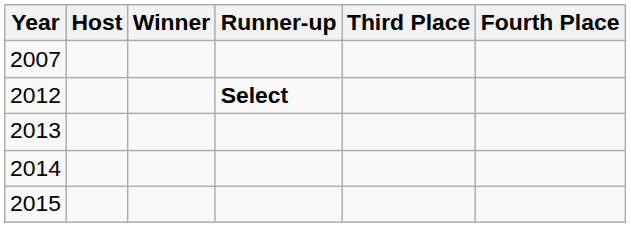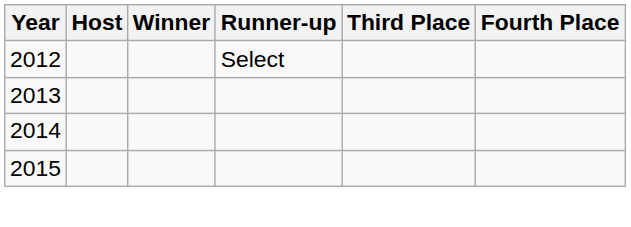- row: (35, 58)
(254, 95) bold -> (253, 58) normal
